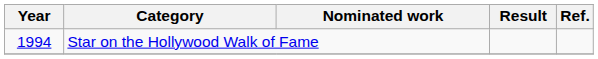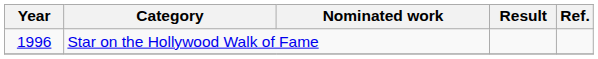(34, 41) 1994 -> (34, 41) 1996
